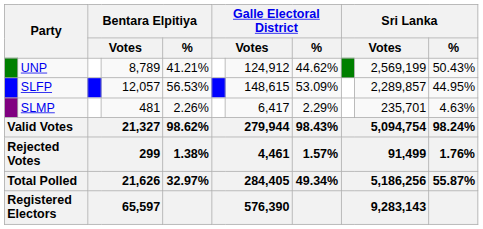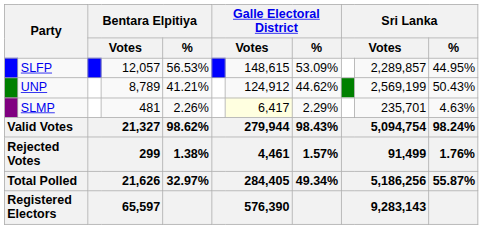rows swapped: (36, 87) <-> (34, 68)
(274, 107) no background -> (274, 107) lightyellow background
